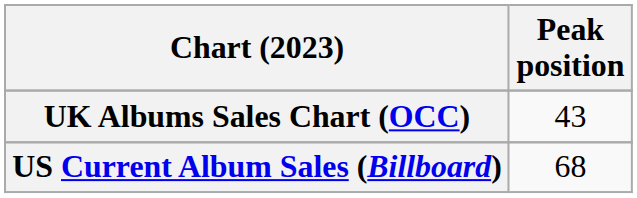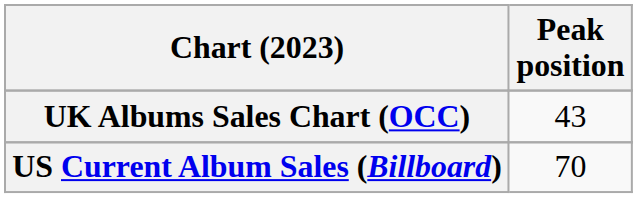(570, 166) 68 -> (570, 166) 70
